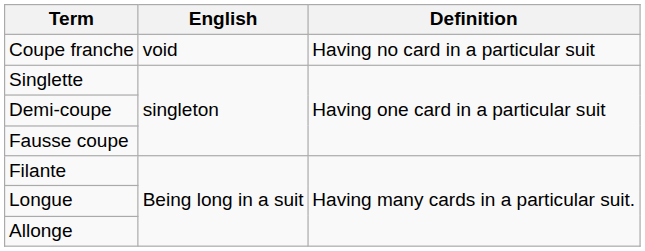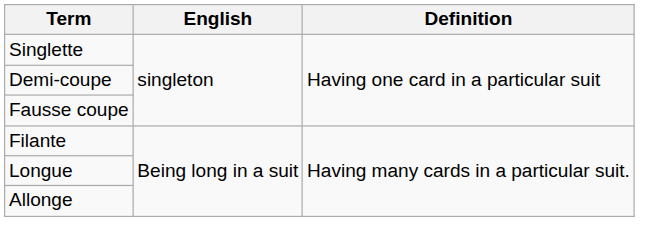- row: (71, 49)
